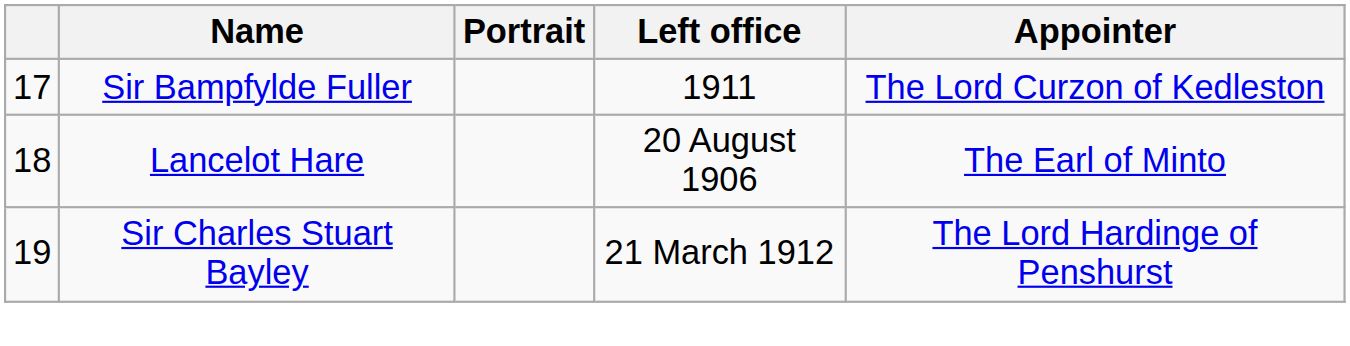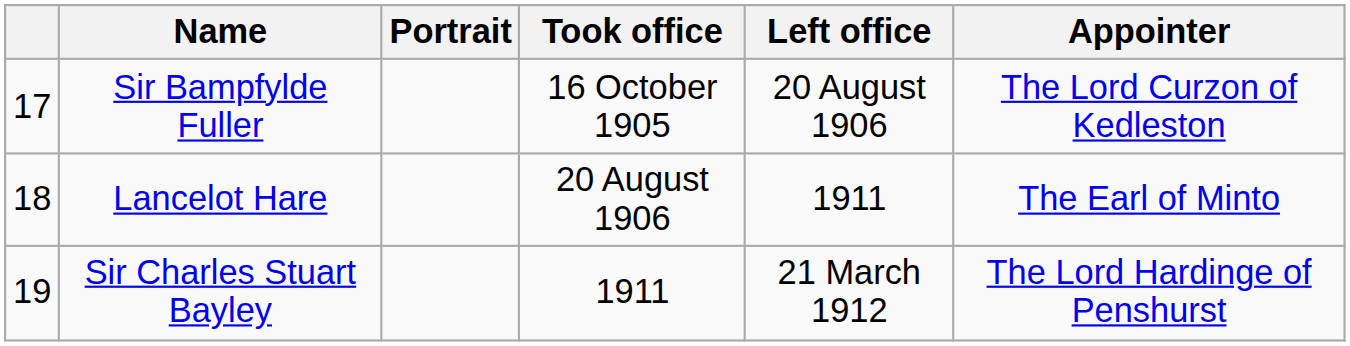+ column: (632, 31)
(719, 86) 1911 -> (849, 105) 20 August 1906
(719, 160) 20 August 1906 -> (849, 198) 1911
